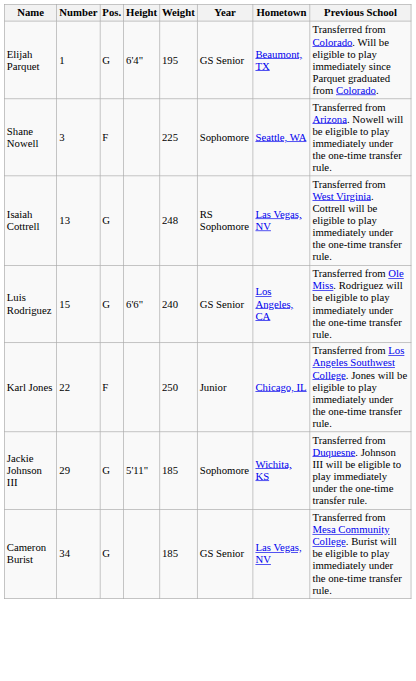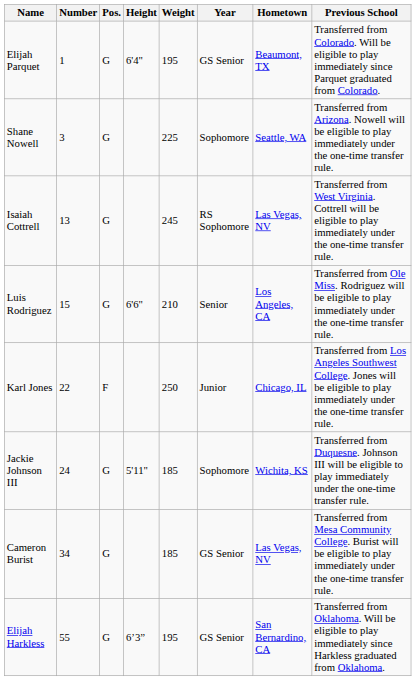(105, 137) F -> (106, 137) G
(170, 220) 248 -> (170, 220) 245
(170, 304) 240 -> (170, 304) 210
(222, 304) GS Senior -> (214, 304) Senior
(65, 470) 29 -> (65, 470) 24
+ row: (26, 637)
